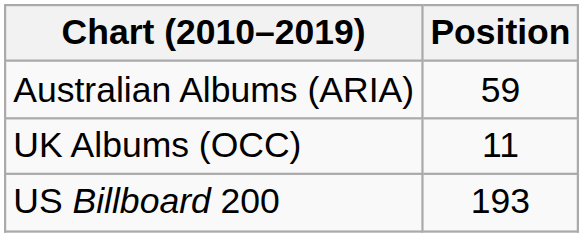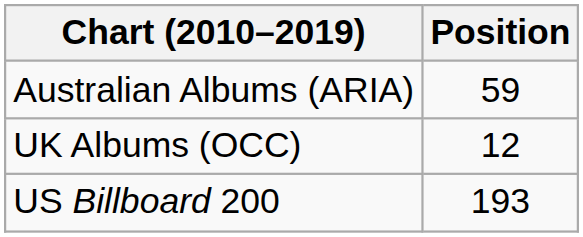(500, 145) 11 -> (500, 145) 12
